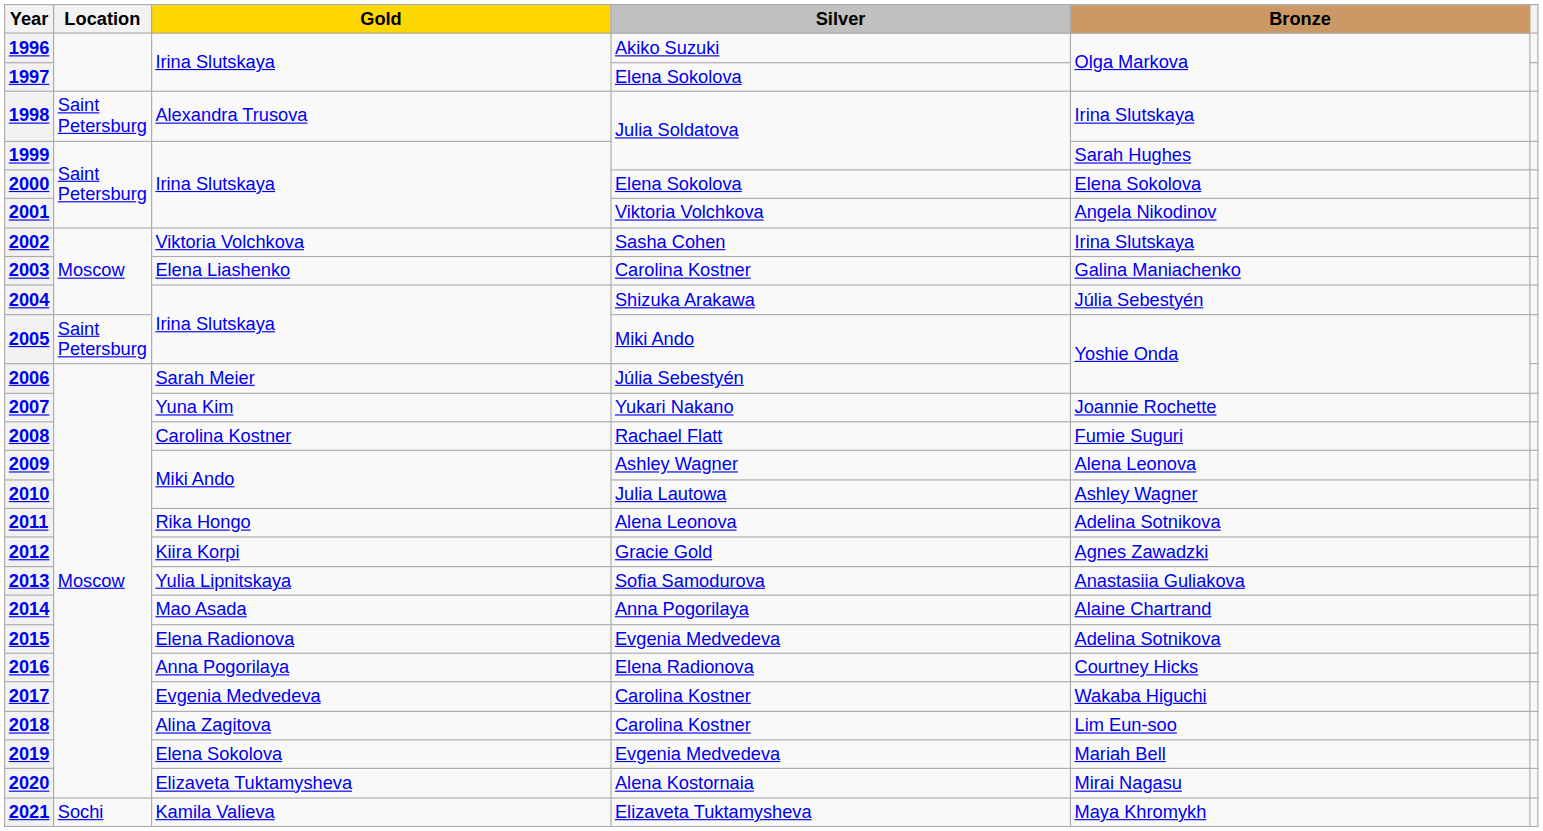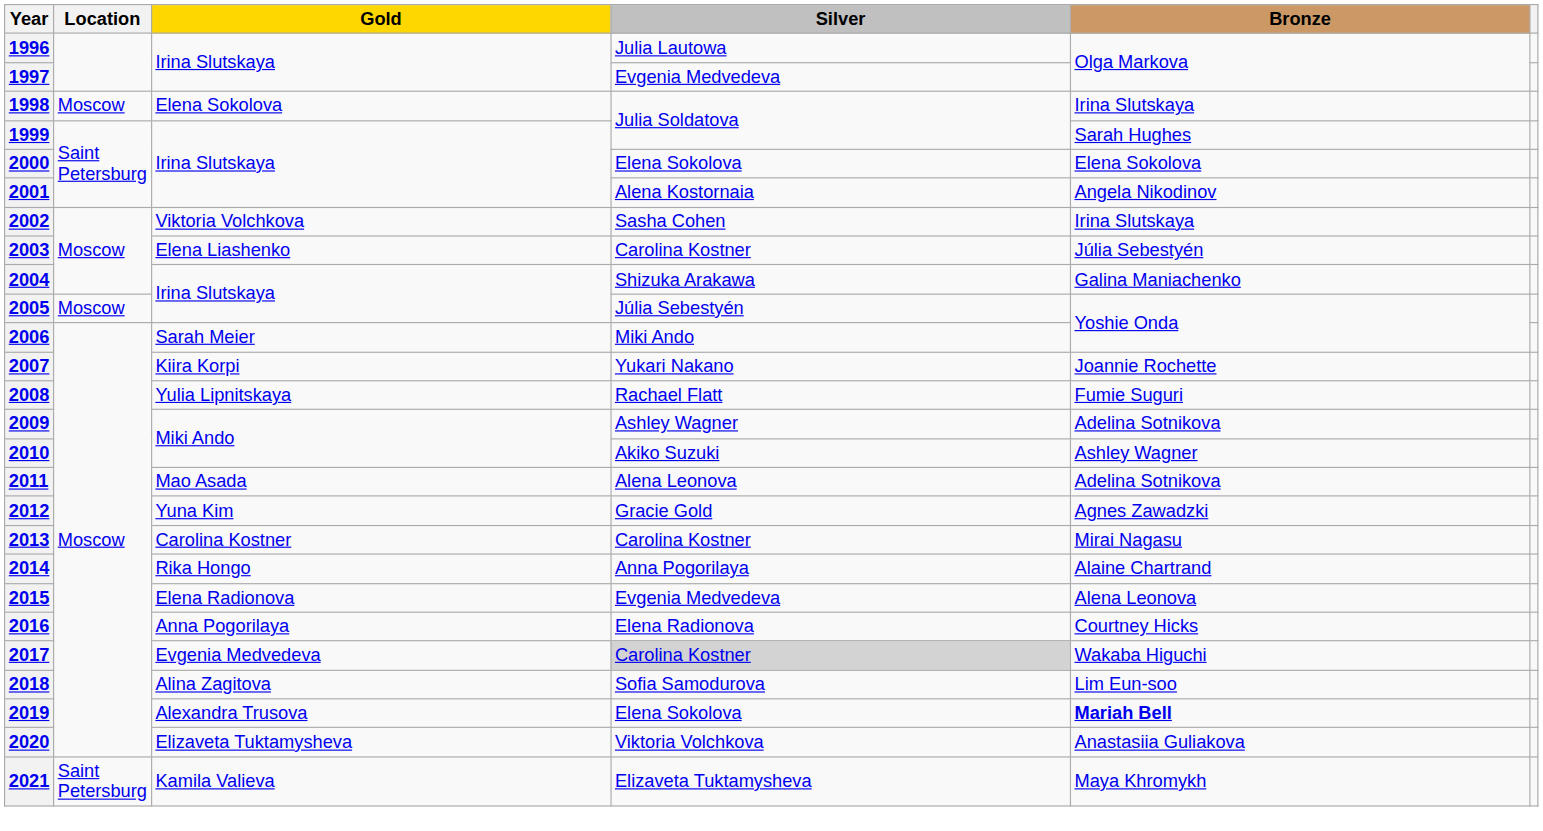(667, 47) Akiko Suzuki -> (671, 47) Julia Lautowa
(678, 76) Elena Sokolova -> (698, 76) Evgenia Medvedeva
(102, 116) Saint Petersburg -> (91, 105) Moscow
(231, 116) Alexandra Trusova -> (219, 105) Elena Sokolova
(689, 213) Viktoria Volchkova -> (684, 192) Alena Kostornaia
(1158, 270) Galina Maniachenko -> (1139, 250) Júlia Sebestyén
(1139, 299) Júlia Sebestyén -> (1158, 279) Galina Maniachenko
(102, 339) Saint Petersburg -> (91, 308) Moscow
(654, 339) Miki Ando -> (679, 308) Júlia Sebestyén
(679, 378) Júlia Sebestyén -> (654, 337) Miki Ando
(194, 407) Yuna Kim -> (197, 366) Kiira Korpi
(223, 436) Carolina Kostner -> (223, 395) Yulia Lipnitskaya
(1135, 464) Alena Leonova -> (1148, 423) Adelina Sotnikova
(671, 493) Julia Lautowa -> (667, 452) Akiko Suzuki
(203, 522) Rika Hongo -> (201, 481) Mao Asada
(197, 551) Kiira Korpi -> (194, 510) Yuna Kim
(223, 580) Yulia Lipnitskaya -> (223, 539) Carolina Kostner
(690, 580) Sofia Samodurova -> (683, 539) Carolina Kostner
(1160, 580) Anastasiia Guliakova -> (1128, 539) Mirai Nagasu
(201, 609) Mao Asada -> (203, 568) Rika Hongo
(1148, 638) Adelina Sotnikova -> (1135, 597) Alena Leonova
(683, 696) no background -> (683, 655) lightgrey background
(683, 725) Carolina Kostner -> (690, 684) Sofia Samodurova
(219, 754) Elena Sokolova -> (231, 713) Alexandra Trusova
(698, 754) Evgenia Medvedeva -> (678, 713) Elena Sokolova
(1120, 754) normal -> (1123, 713) bold
(684, 783) Alena Kostornaia -> (689, 742) Viktoria Volchkova
(1128, 783) Mirai Nagasu -> (1160, 742) Anastasiia Guliakova
(81, 812) Sochi -> (102, 781) Saint Petersburg
